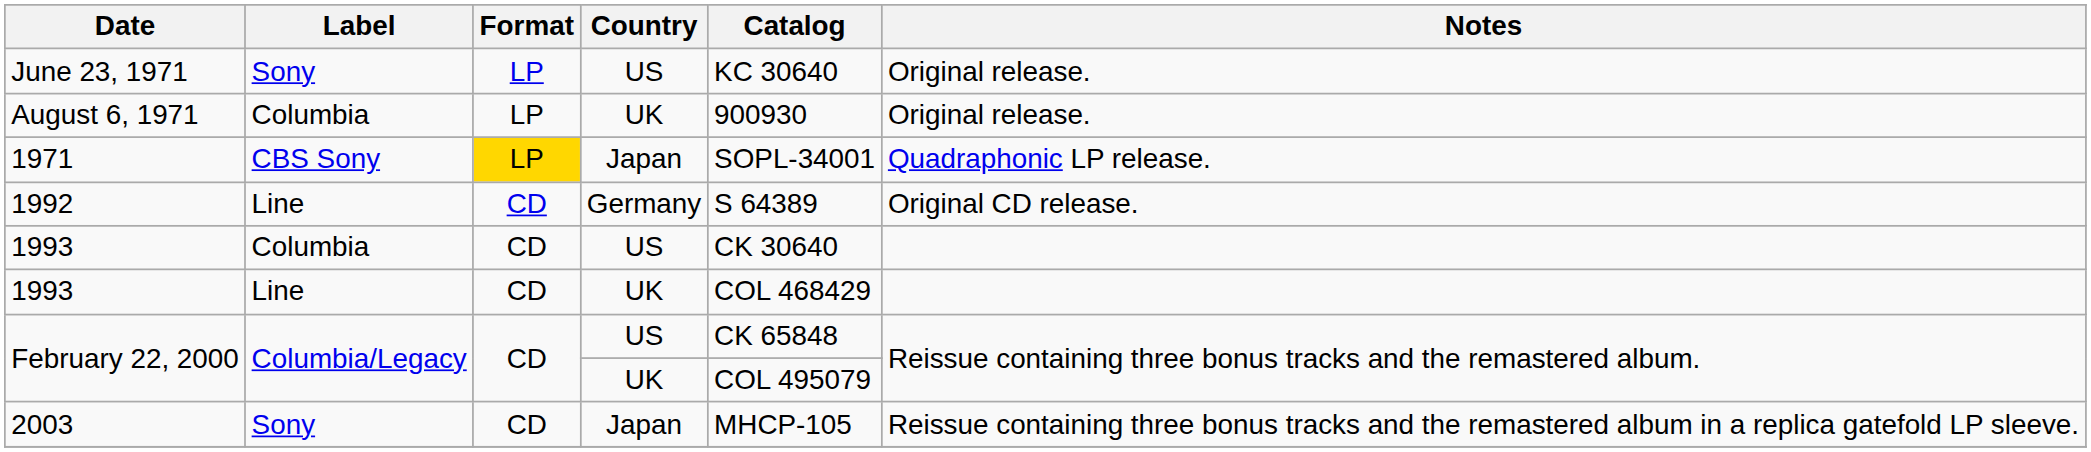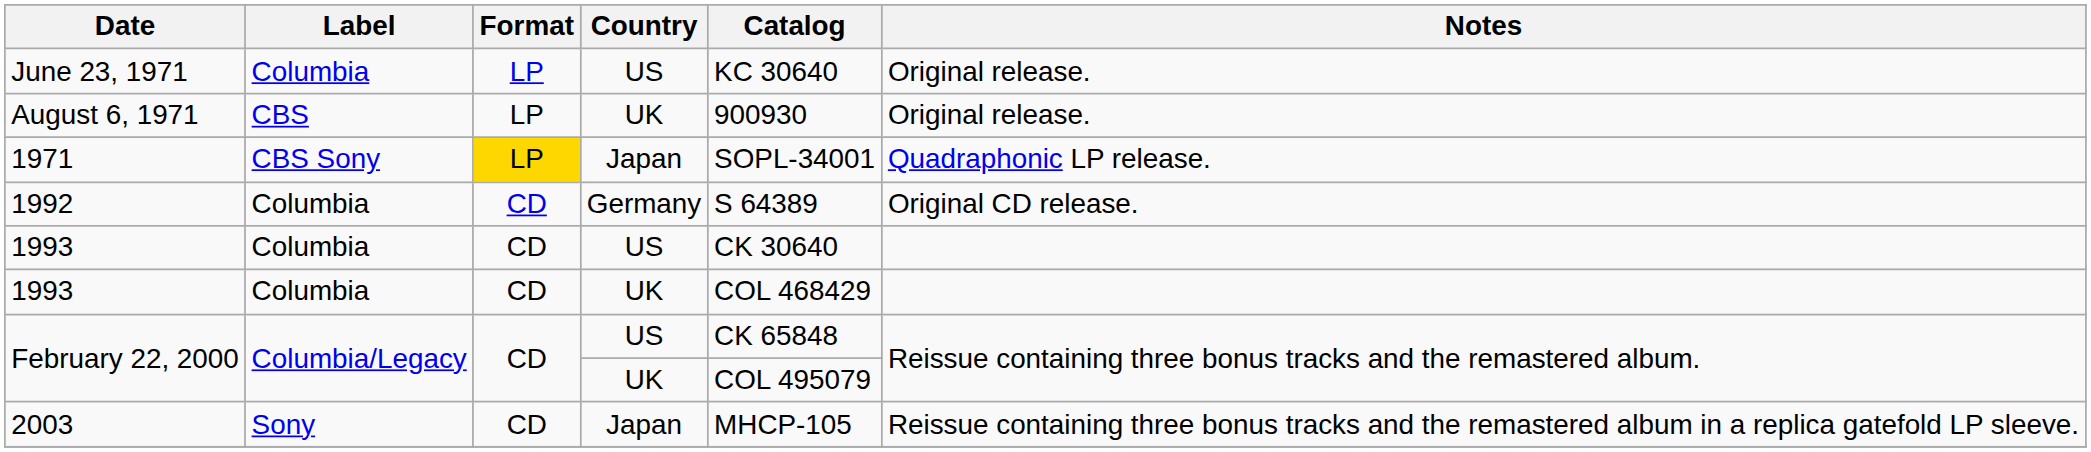(283, 70) Sony -> (310, 70) Columbia
(310, 114) Columbia -> (280, 114) CBS
(278, 203) Line -> (310, 203) Columbia
(278, 291) Line -> (310, 291) Columbia
